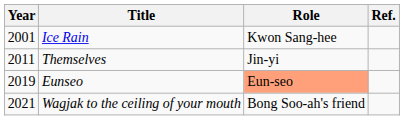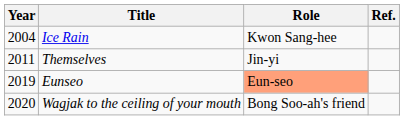(22, 37) 2001 -> (22, 37) 2004
(22, 103) 2021 -> (22, 103) 2020
